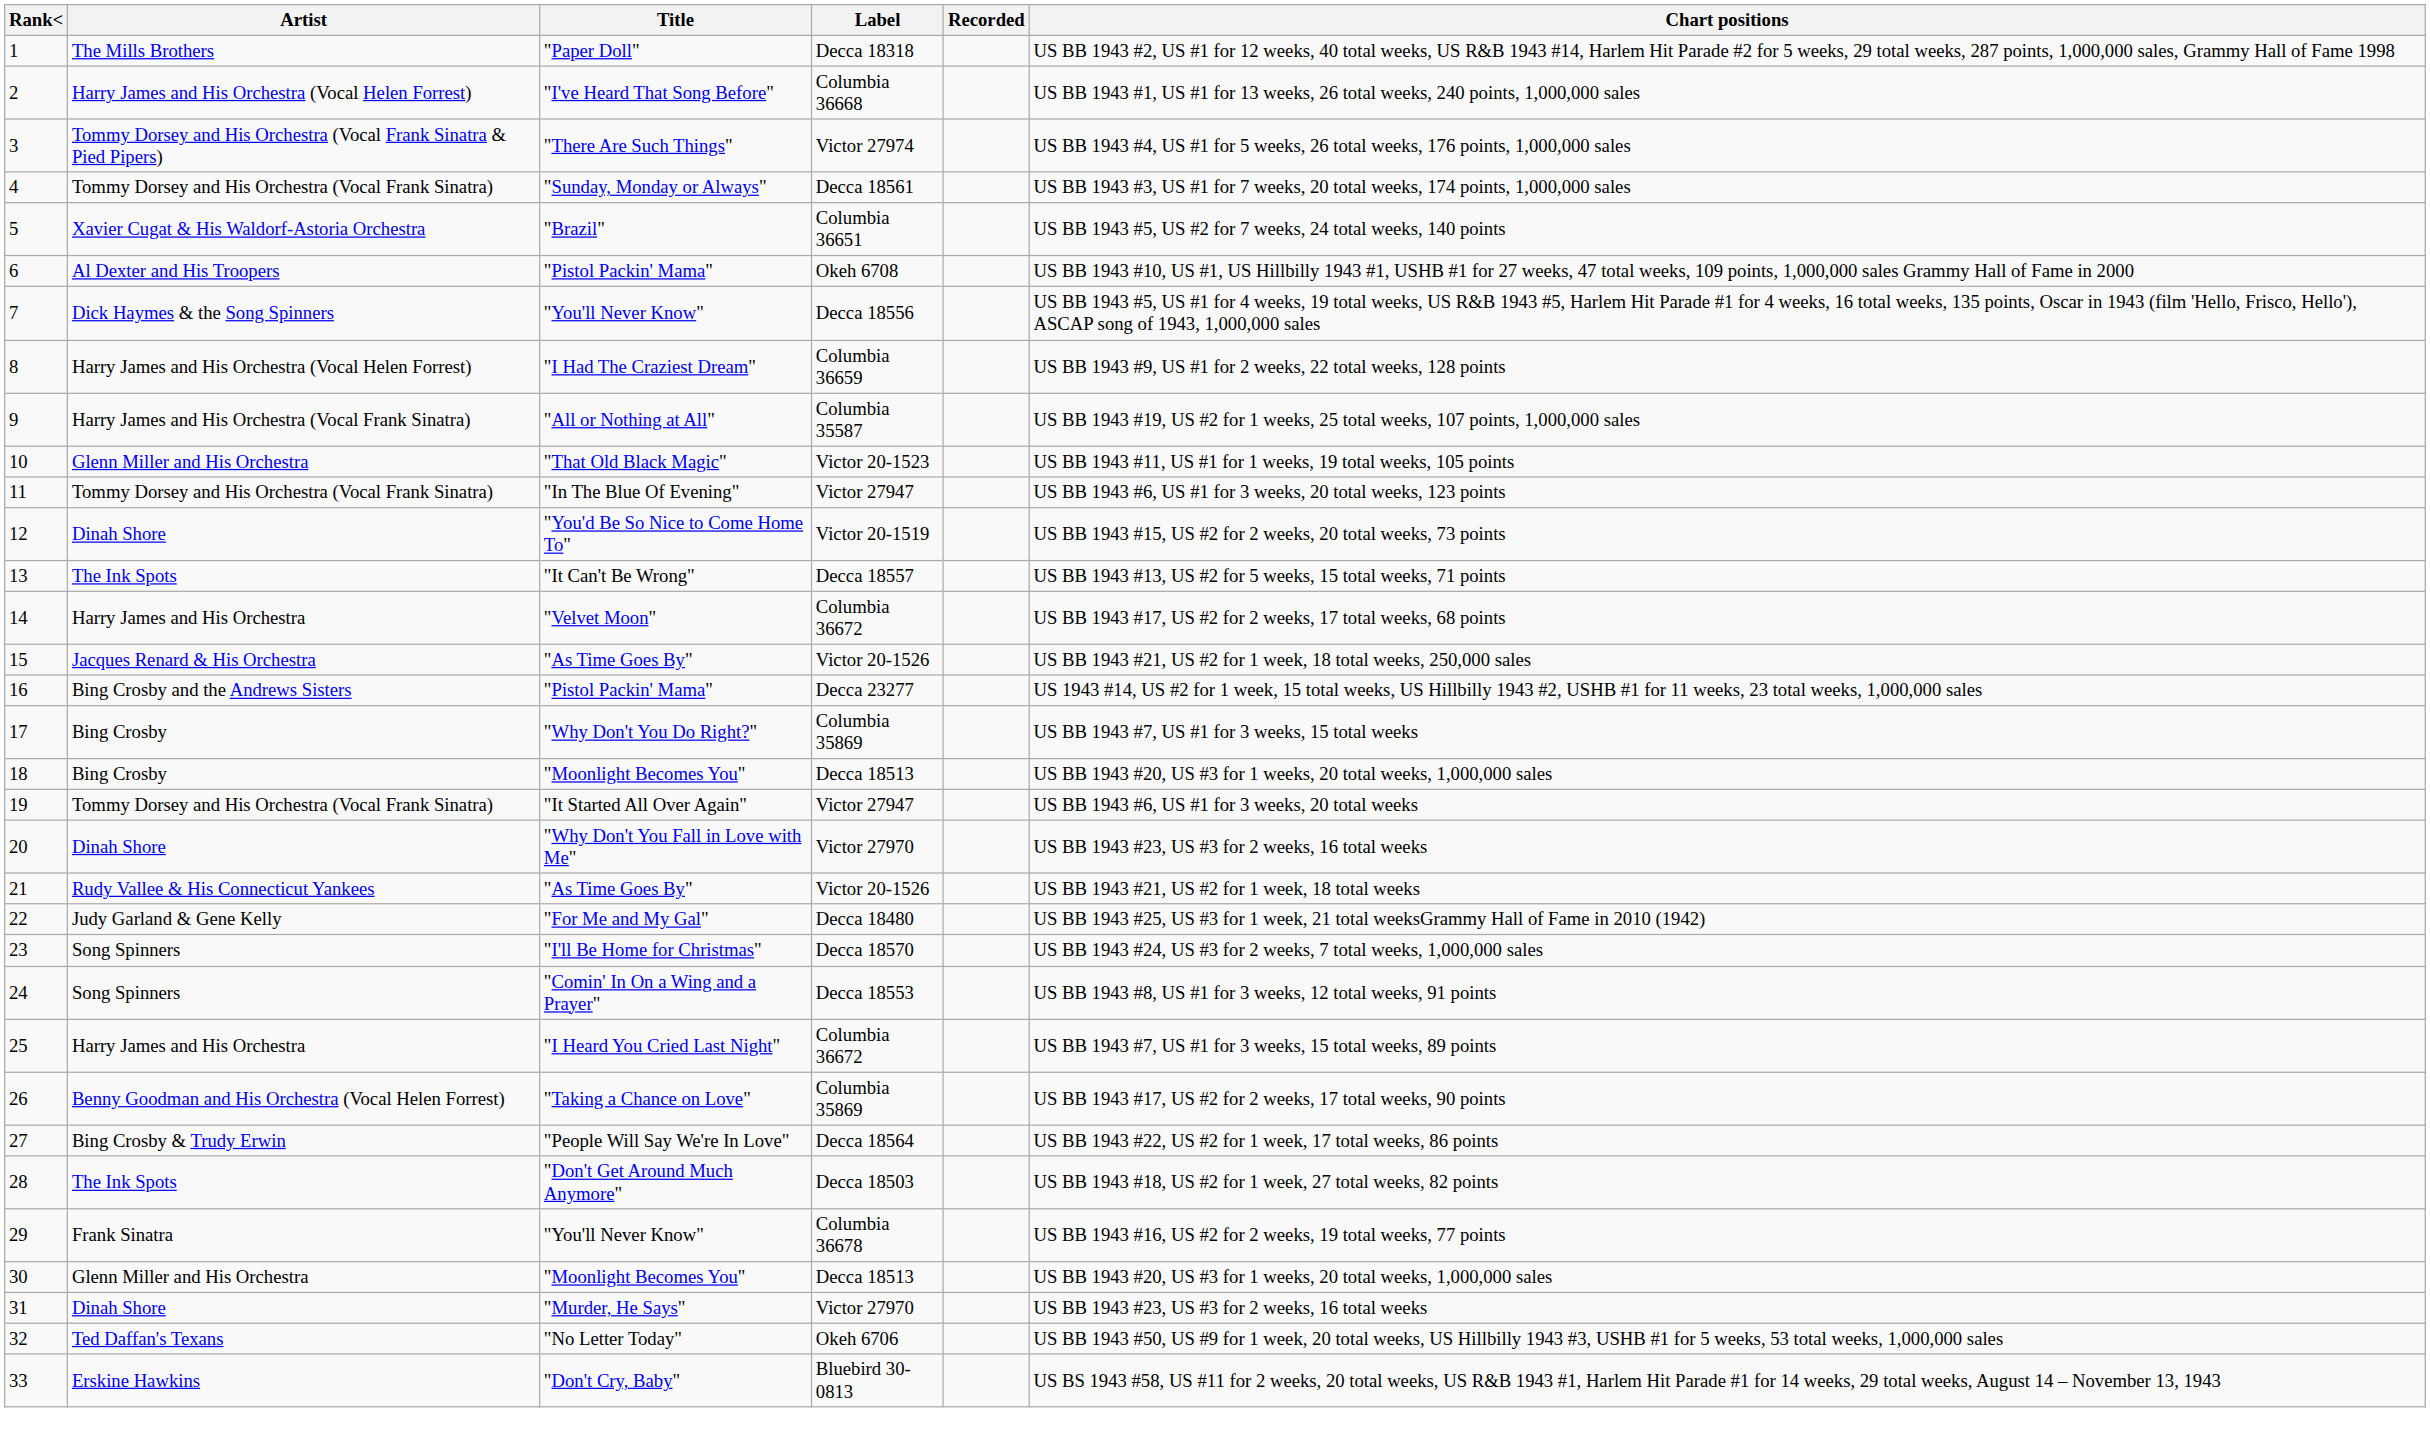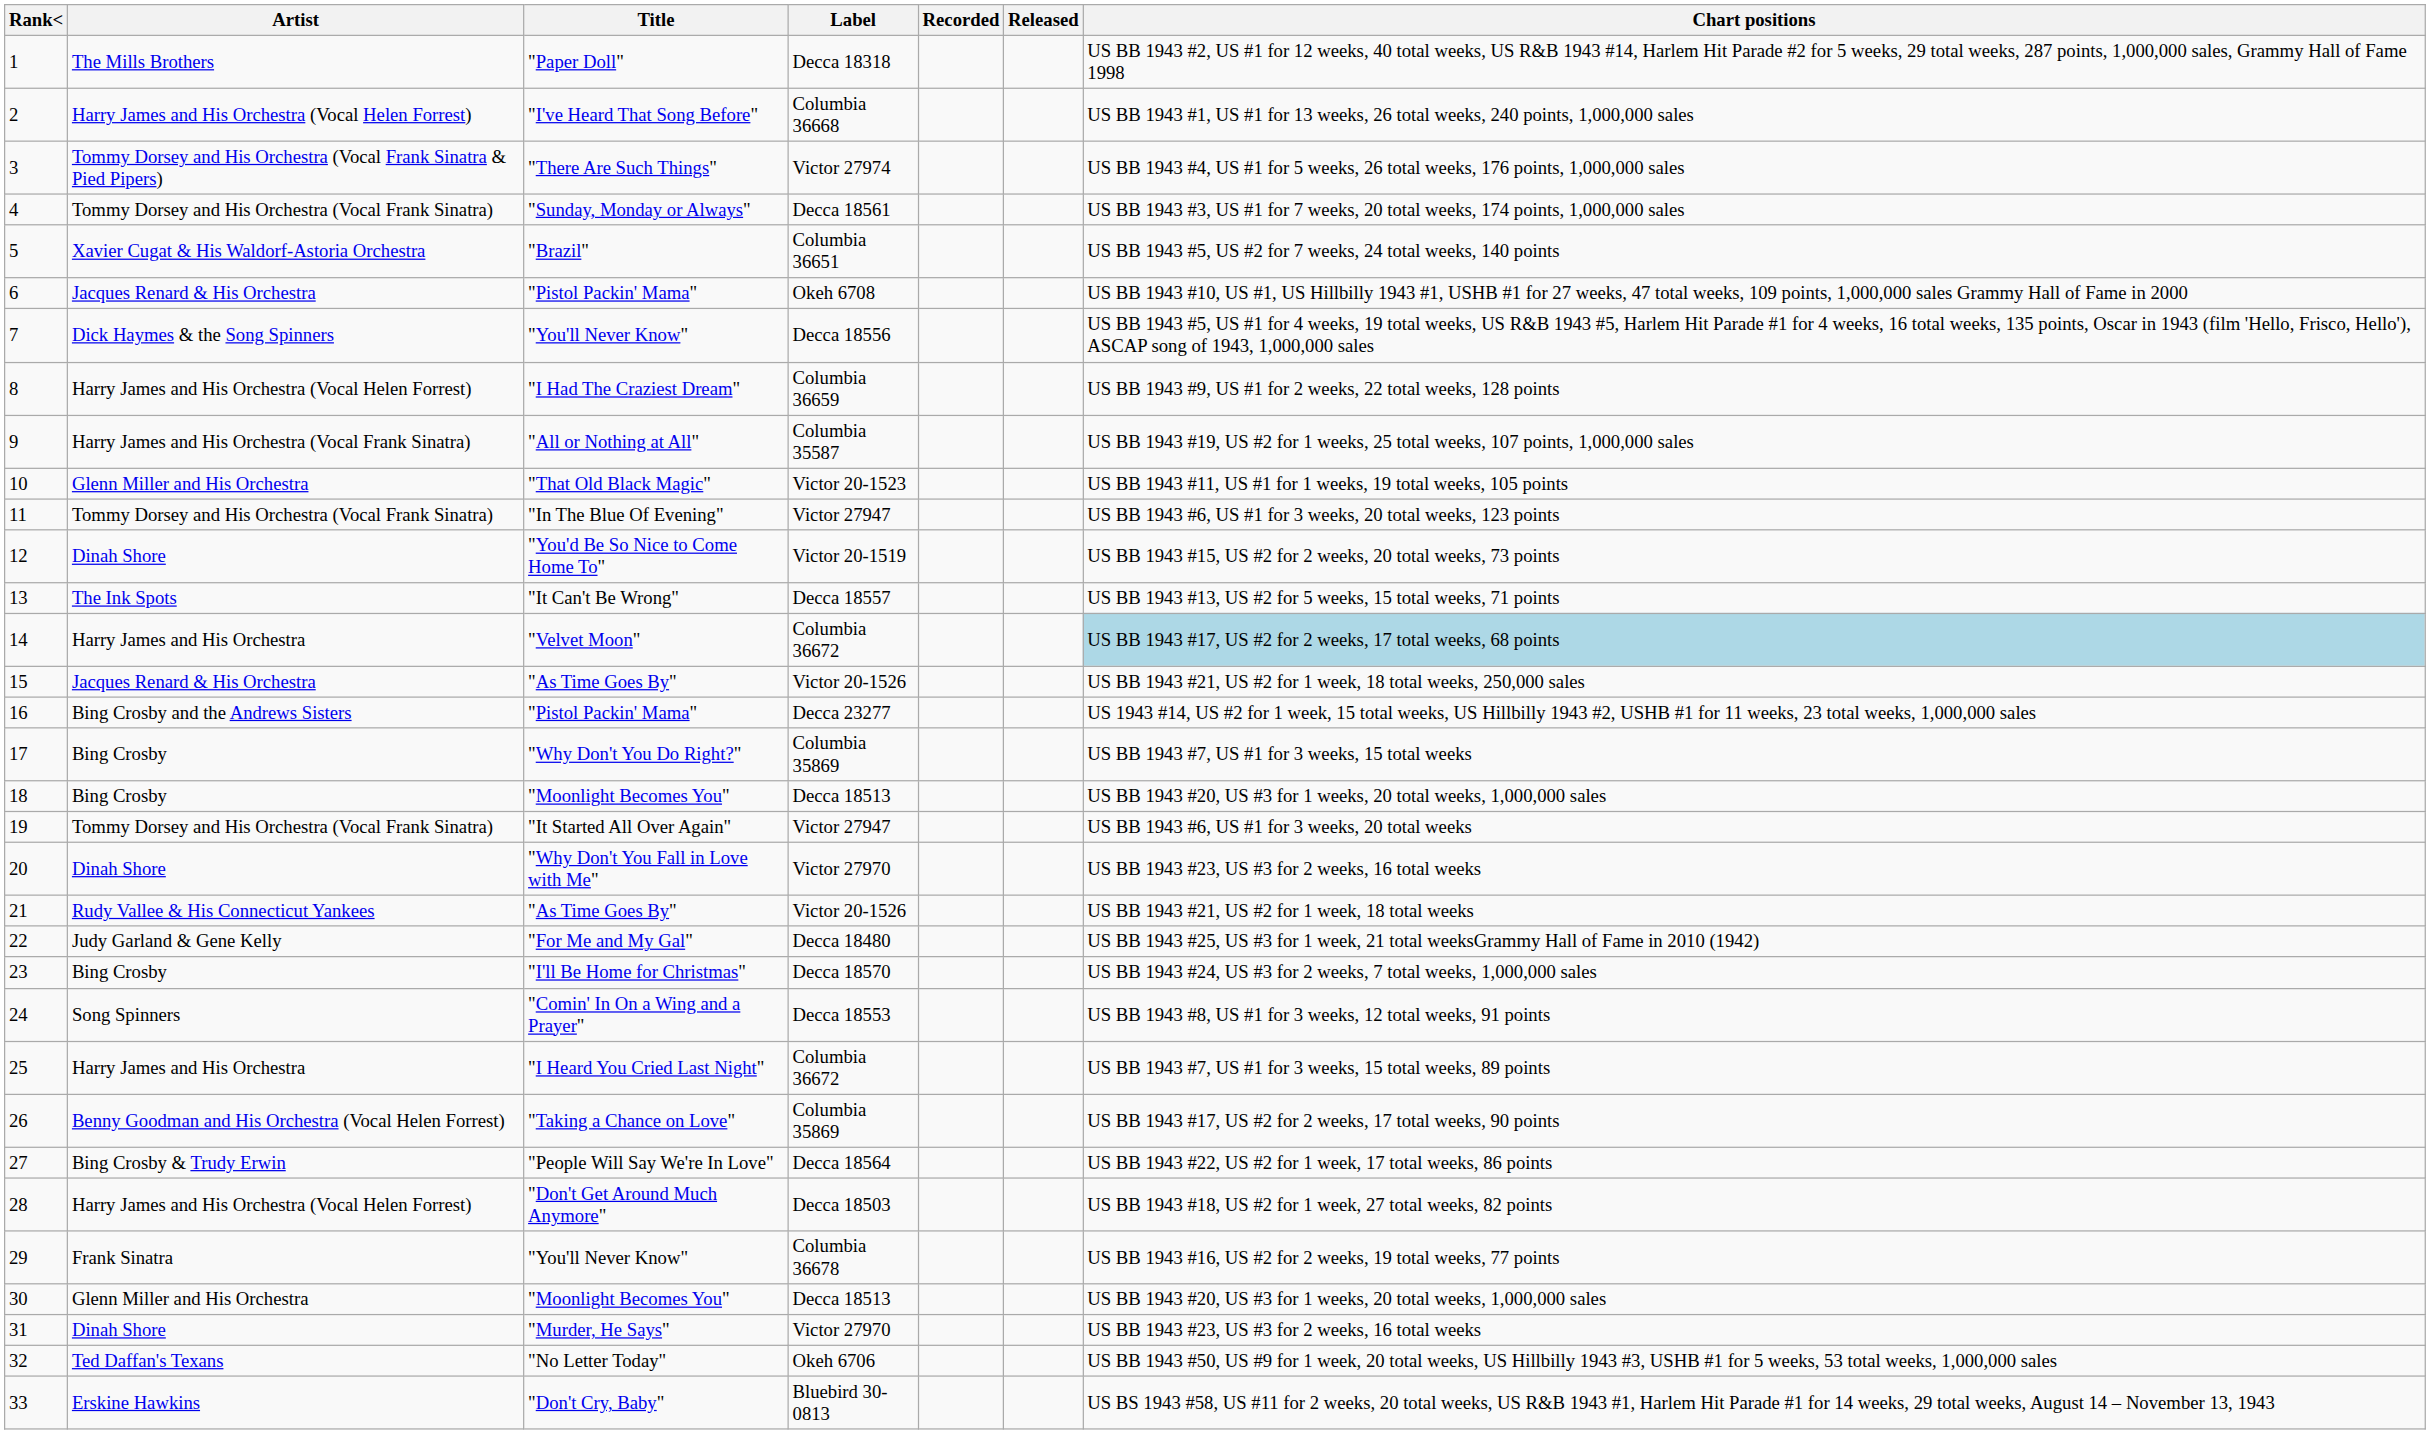+ column: (1043, 20)
(176, 271) Al Dexter and His Troopers -> (194, 293) Jacques Renard & His Orchestra
(1270, 617) no background -> (1323, 639) lightblue background
(126, 950) Song Spinners -> (119, 972) Bing Crosby
(124, 1182) The Ink Spots -> (272, 1204) Harry James and His Orchestra (Vocal Helen Forrest)
